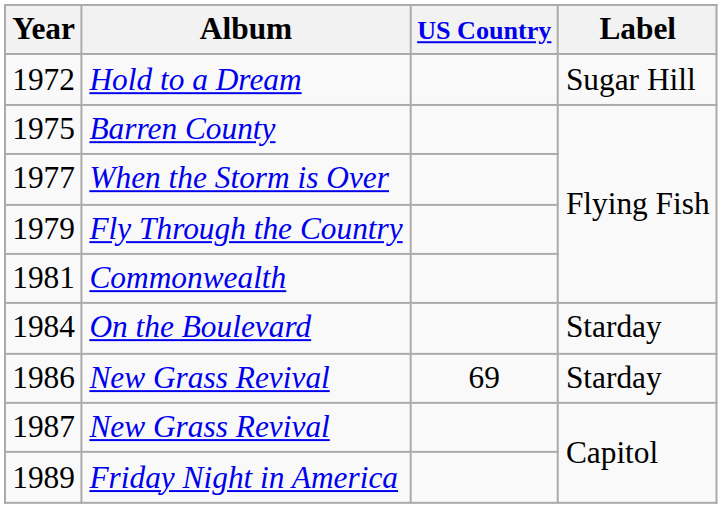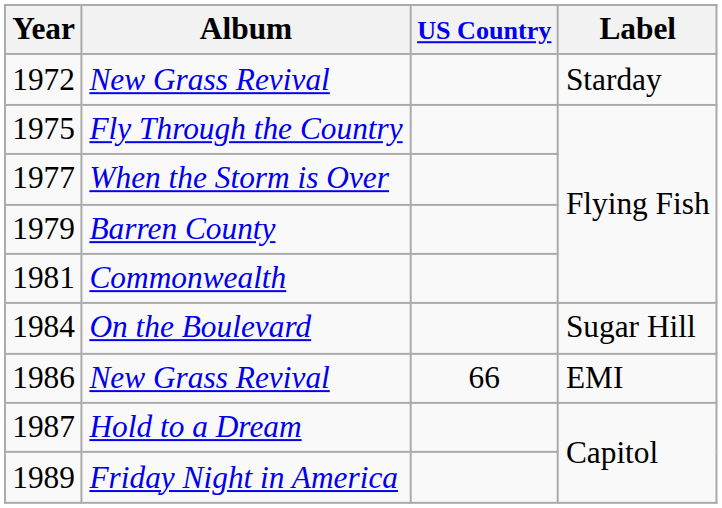(196, 79) Hold to a Dream -> (210, 79) New Grass Revival
(631, 79) Sugar Hill -> (614, 79) Starday
(182, 128) Barren County -> (246, 128) Fly Through the Country
(246, 228) Fly Through the Country -> (182, 228) Barren County
(614, 327) Starday -> (631, 327) Sugar Hill
(484, 377) 69 -> (484, 377) 66
(614, 377) Starday -> (595, 377) EMI
(210, 427) New Grass Revival -> (196, 427) Hold to a Dream
